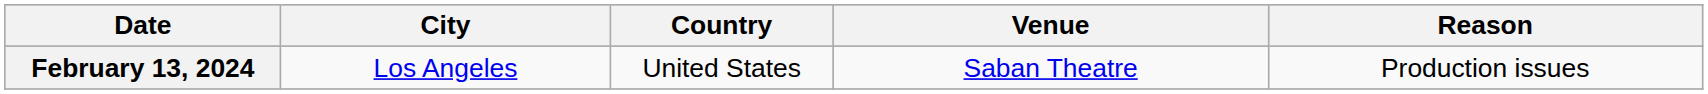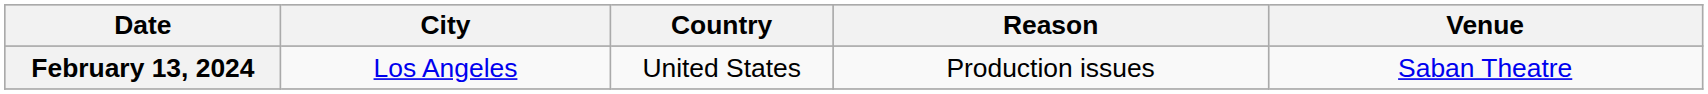columns swapped: (1051, 25) <-> (1485, 25)
